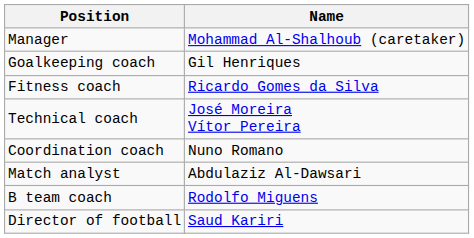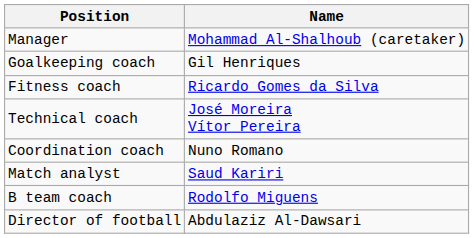(275, 174) Abdulaziz Al-Dawsari -> (236, 174) Saud Kariri
(236, 221) Saud Kariri -> (275, 221) Abdulaziz Al-Dawsari
